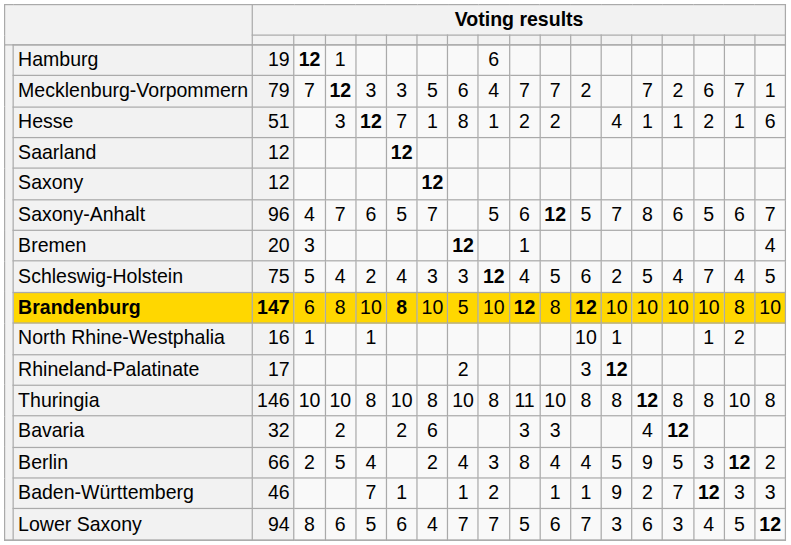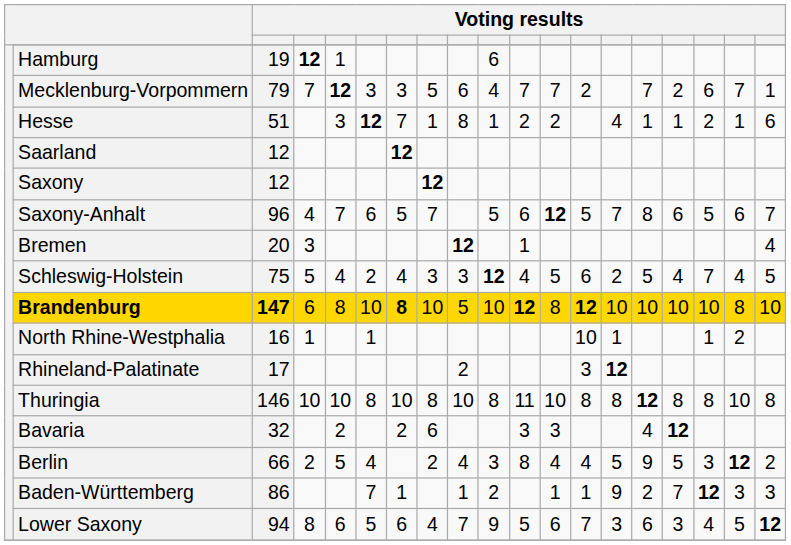(279, 493) 46 -> (279, 493) 86
(494, 524) 7 -> (494, 524) 9
